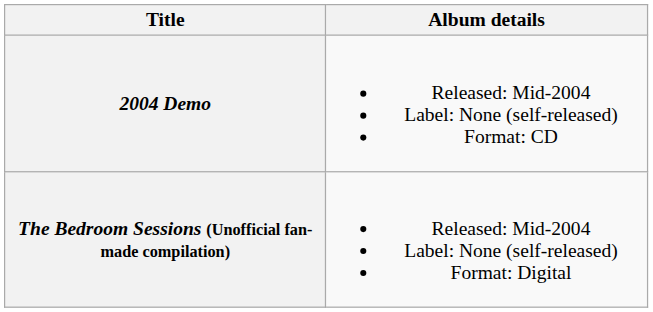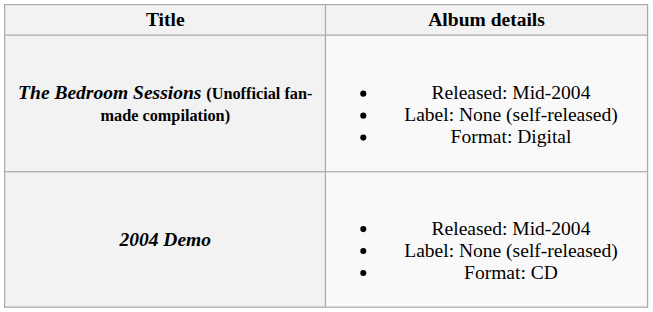rows swapped: (165, 103) <-> (165, 239)
